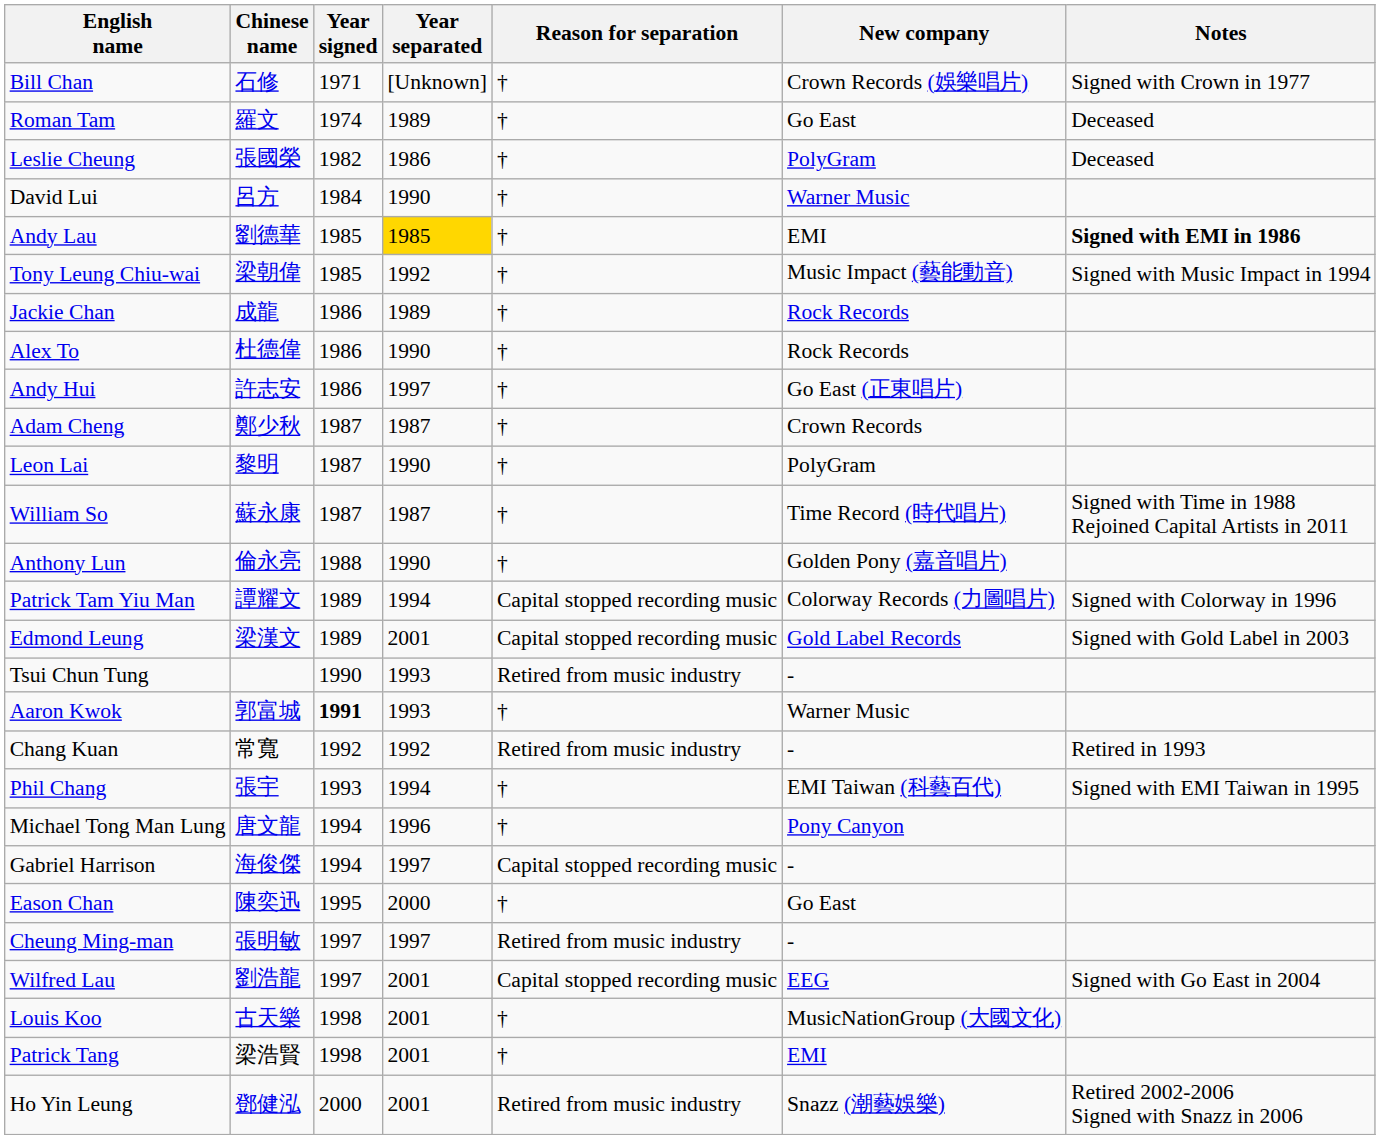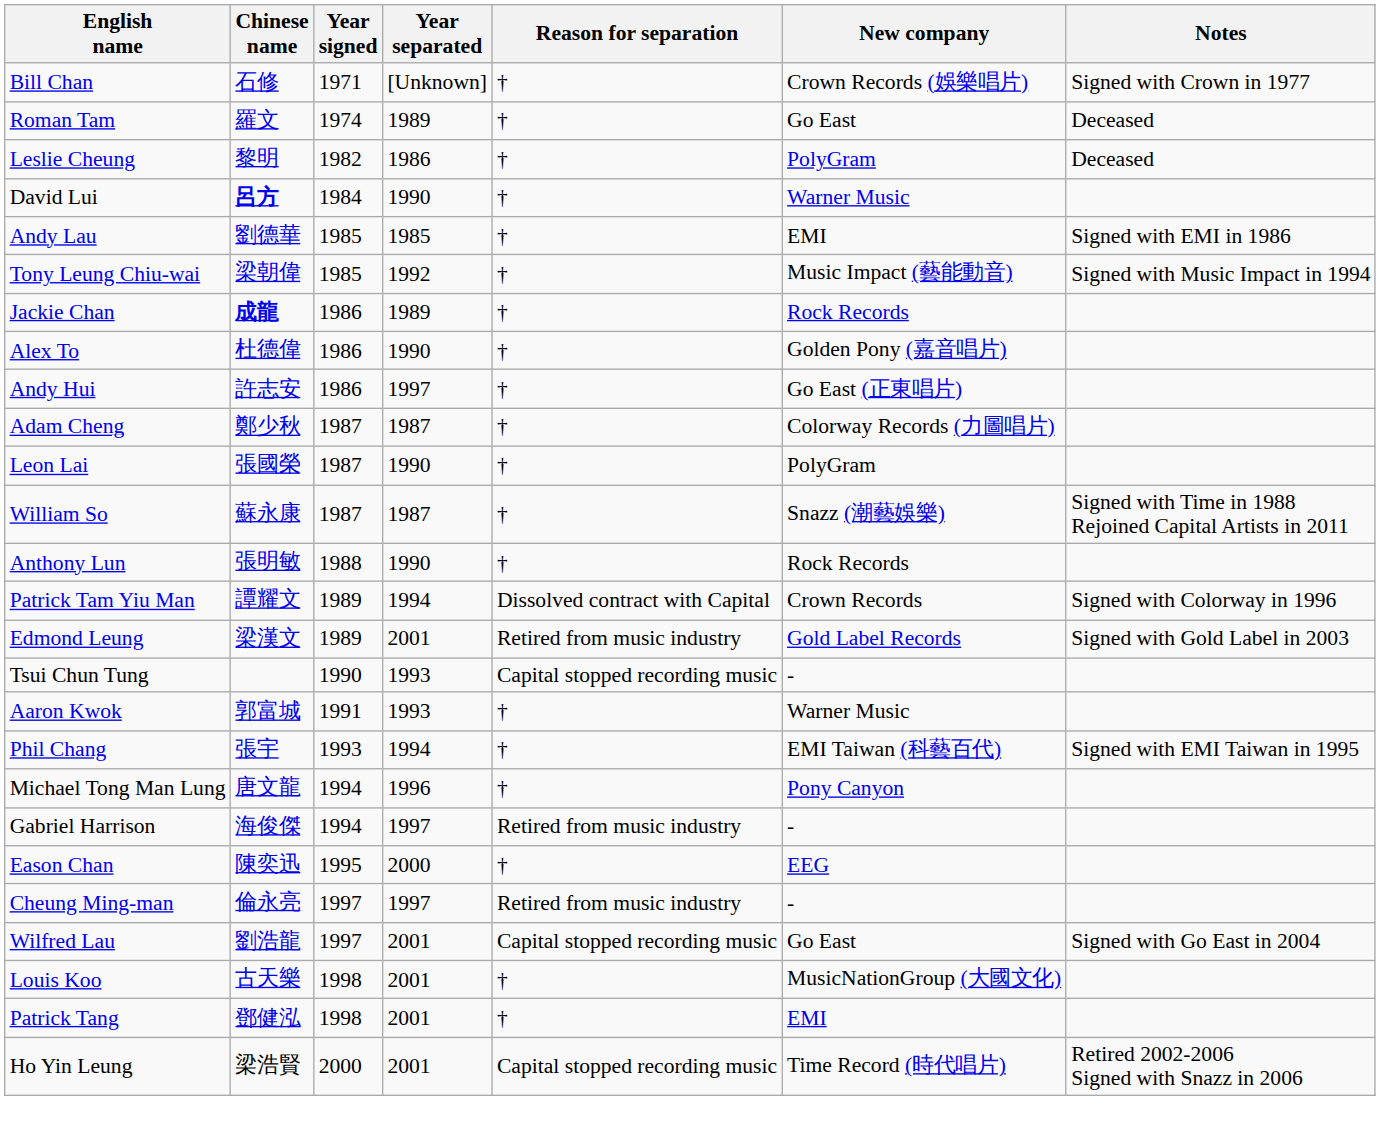(268, 158) 張國榮 -> (257, 158) 黎明
(257, 196) normal -> (257, 196) bold
(409, 235) gold background -> (409, 235) no background
(1186, 235) bold -> (1181, 235) normal
(257, 311) normal -> (257, 311) bold
(848, 350) Rock Records -> (897, 349) Golden Pony (嘉音唱片)
(855, 426) Crown Records -> (921, 426) Colorway Records (力圖唱片)
(257, 464) 黎明 -> (268, 464) 張國榮
(896, 513) Time Record (時代唱片) -> (866, 513) Snazz (潮藝娛樂)
(268, 561) 倫永亮 -> (268, 561) 張明敏
(897, 561) Golden Pony (嘉音唱片) -> (848, 562) Rock Records
(637, 600) Capital stopped recording music -> (633, 600) Dissolved contract with Capital
(921, 599) Colorway Records (力圖唱片) -> (855, 600) Crown Records
(637, 638) Capital stopped recording music -> (619, 638) Retired from music industry
(619, 675) Retired from music industry -> (637, 675) Capital stopped recording music
(340, 711) bold -> (340, 711) normal
- row: (64, 749)
(637, 864) Capital stopped recording music -> (619, 826) Retired from music industry
(822, 902) Go East -> (808, 864) EEG
(268, 940) 張明敏 -> (268, 902) 倫永亮
(808, 979) EEG -> (822, 941) Go East
(268, 1055) 梁浩賢 -> (268, 1017) 鄧健泓
(268, 1103) 鄧健泓 -> (268, 1065) 梁浩賢
(619, 1104) Retired from music industry -> (637, 1066) Capital stopped recording music
(866, 1103) Snazz (潮藝娛樂) -> (896, 1065) Time Record (時代唱片)
